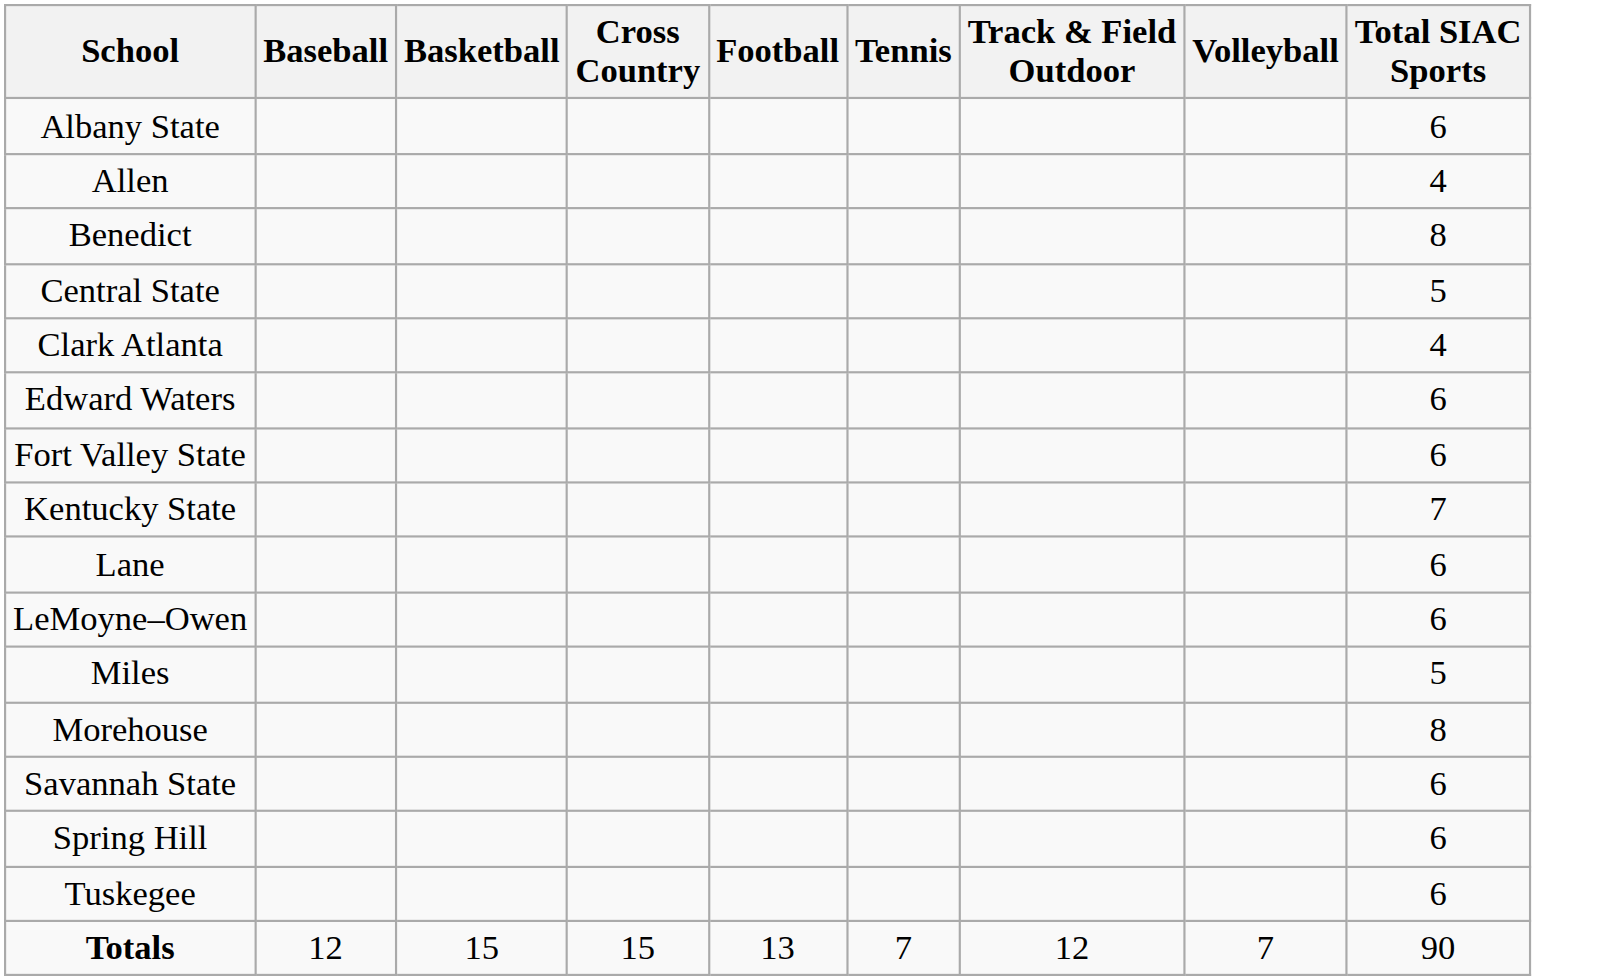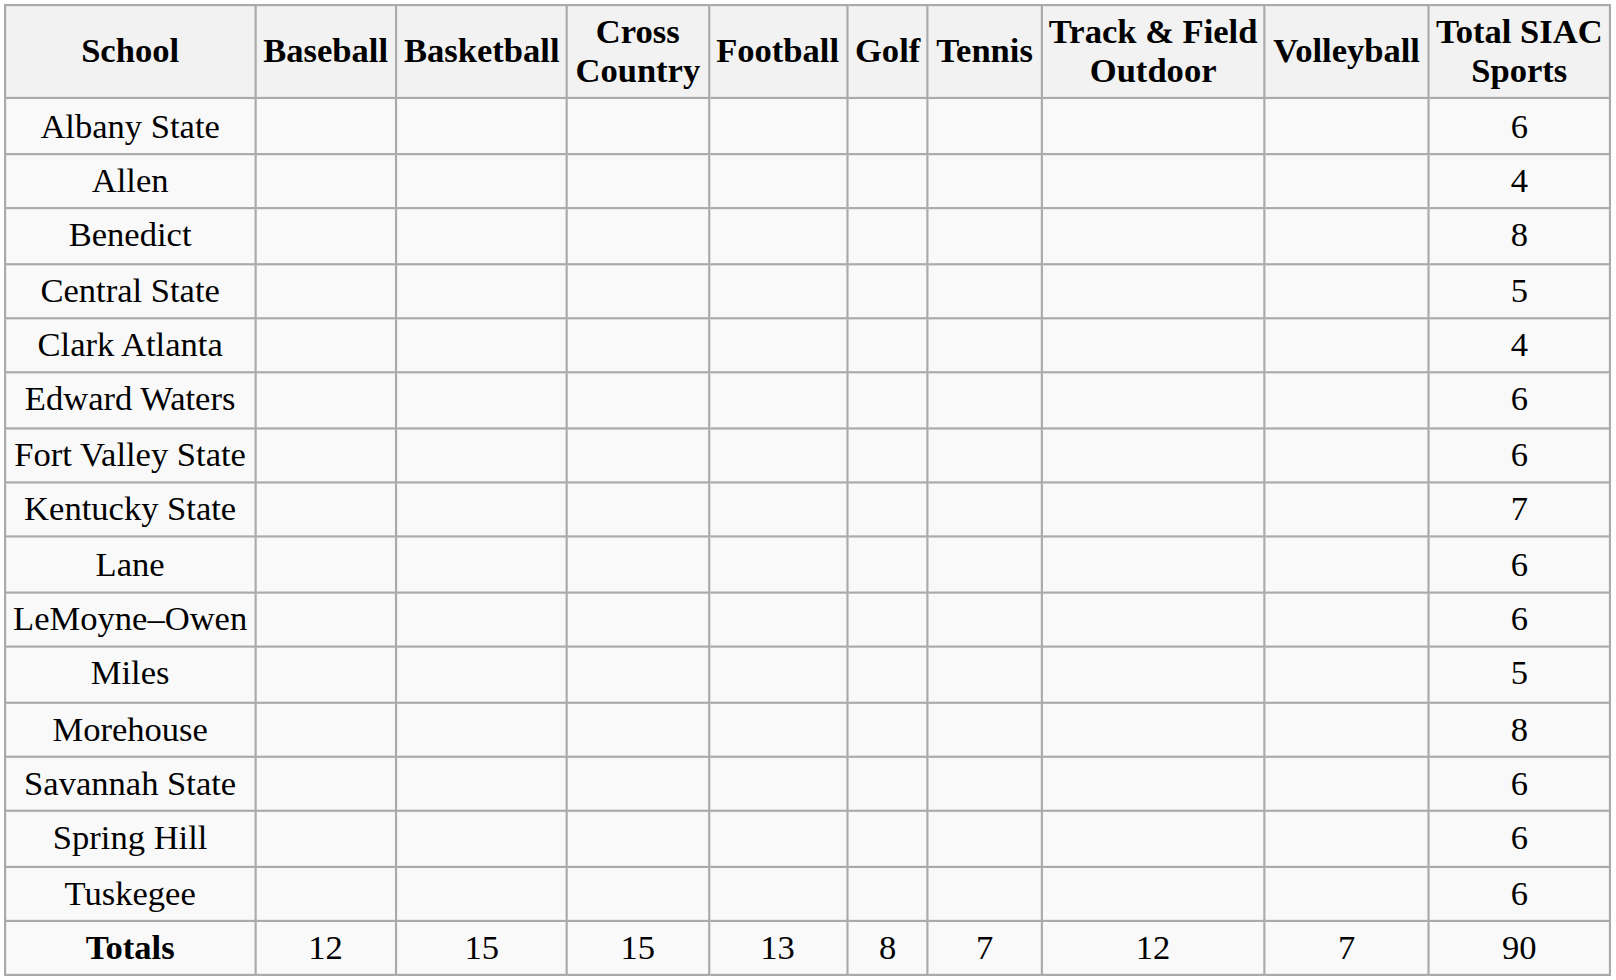+ column: (888, 51)
